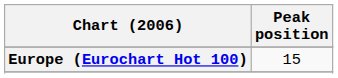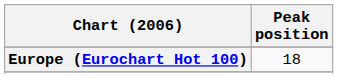(292, 60) 15 -> (292, 60) 18
